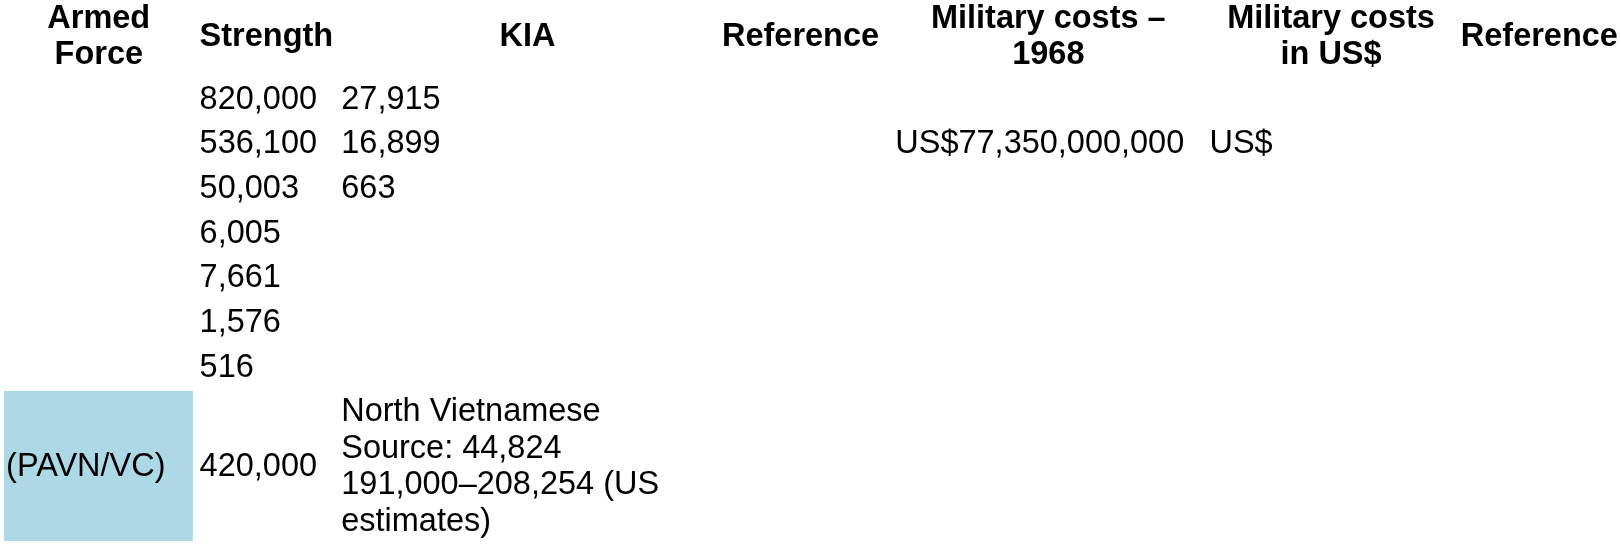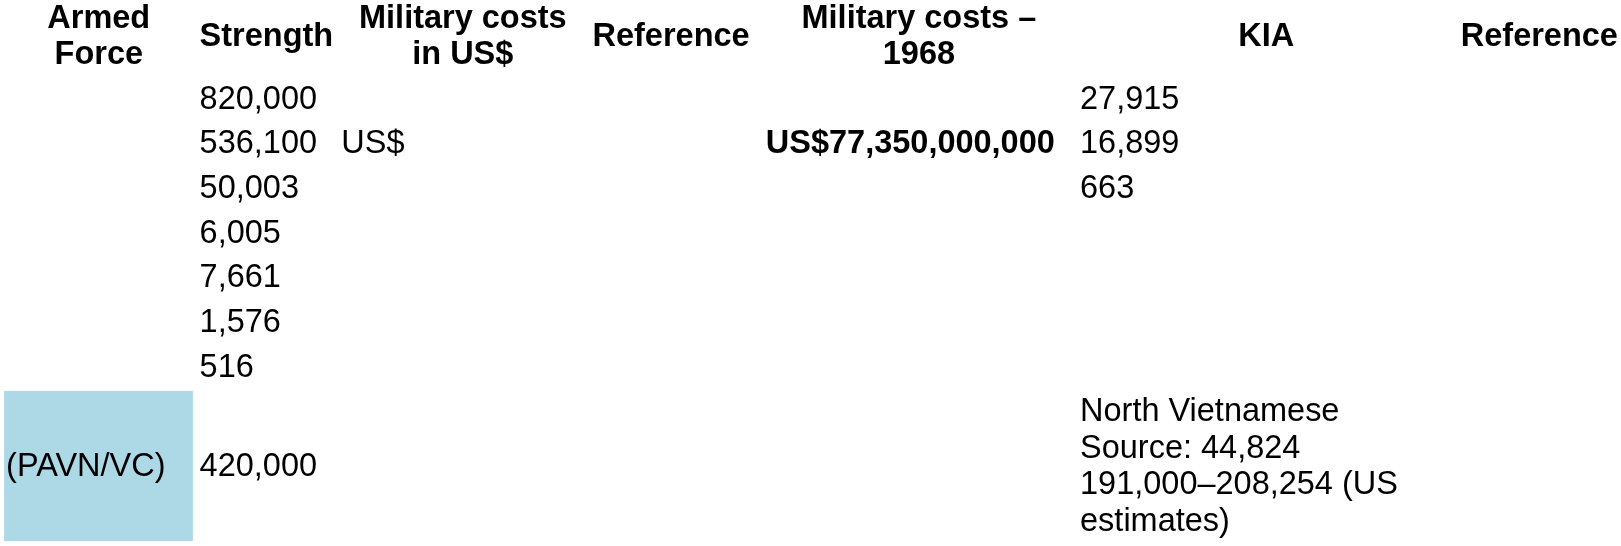columns swapped: (528, 35) <-> (1331, 35)
(1040, 142) normal -> (910, 142) bold
